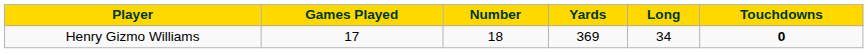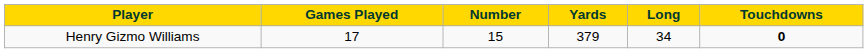(495, 36) 18 -> (495, 36) 15
(588, 36) 369 -> (588, 36) 379
